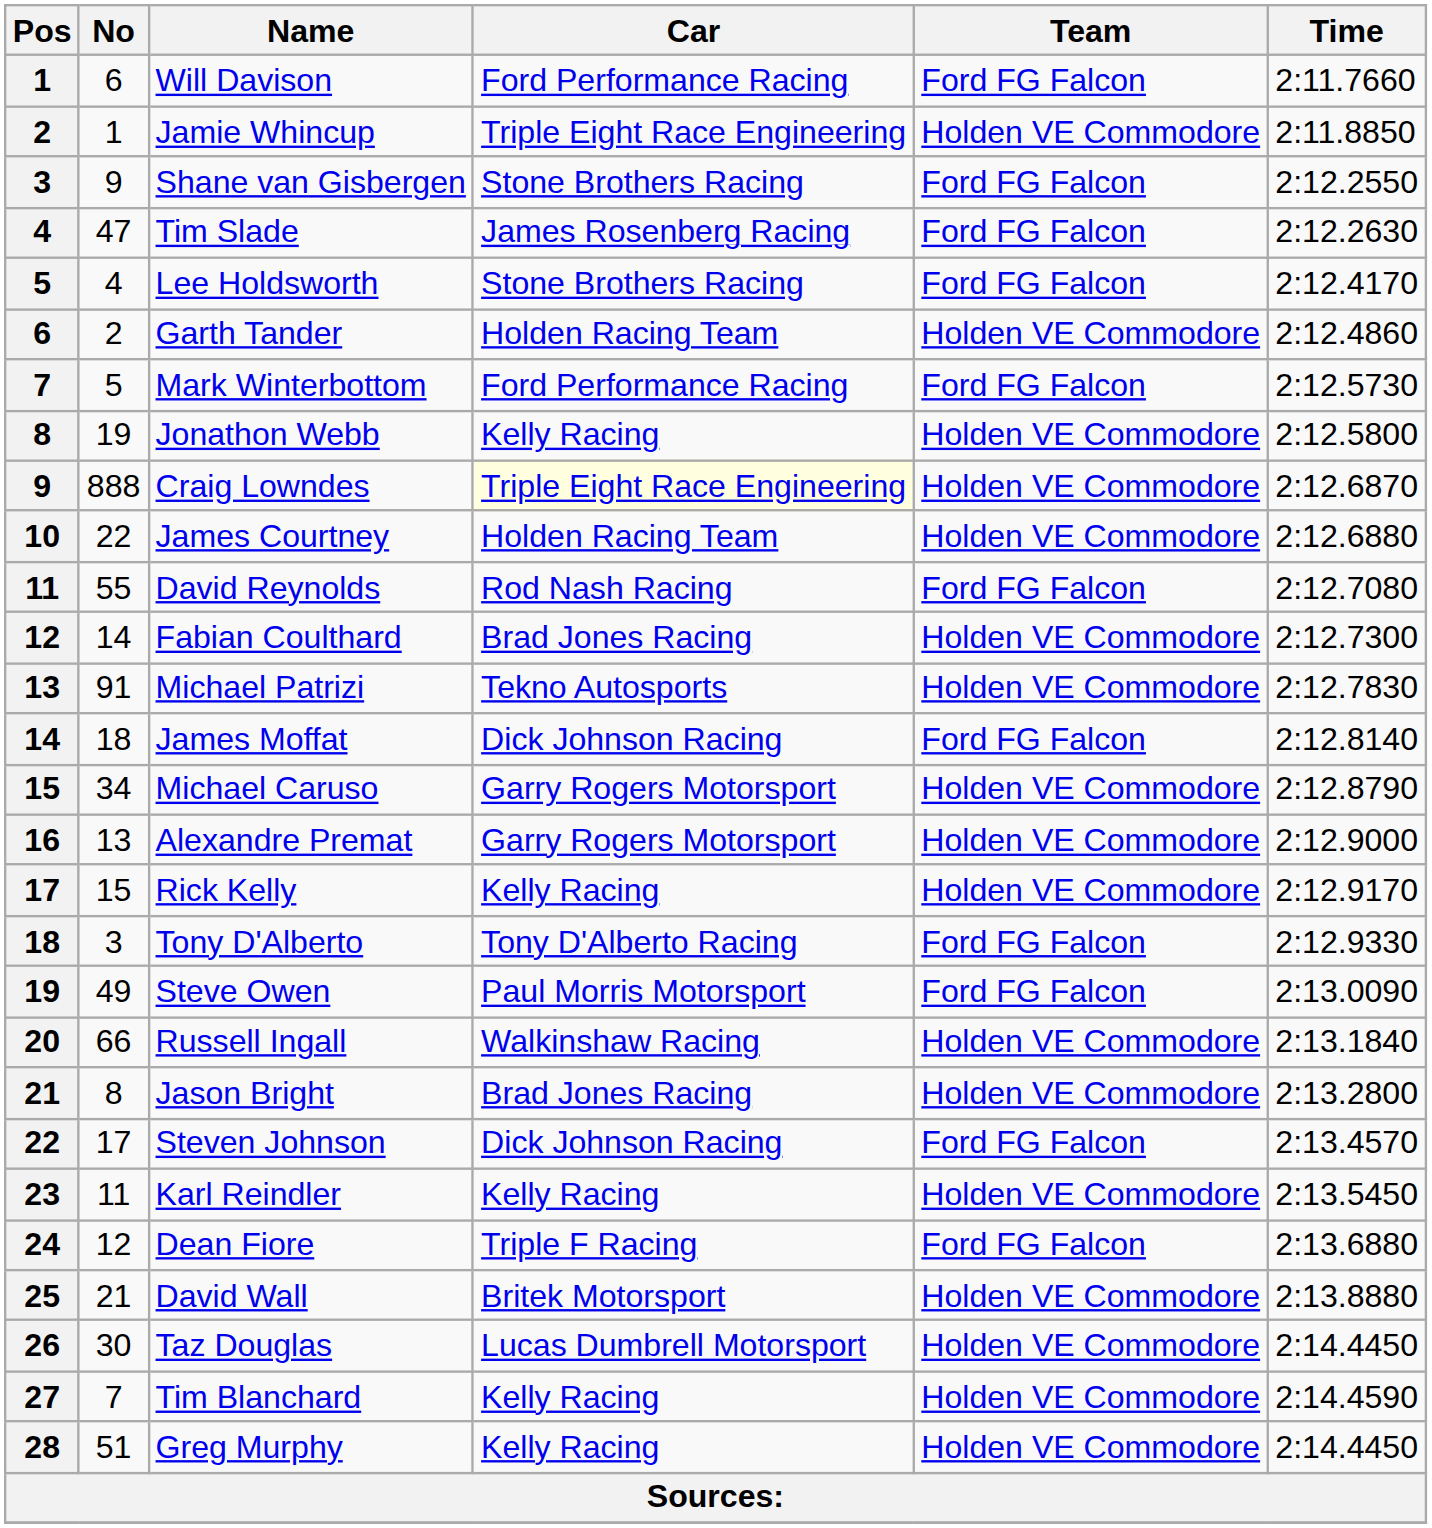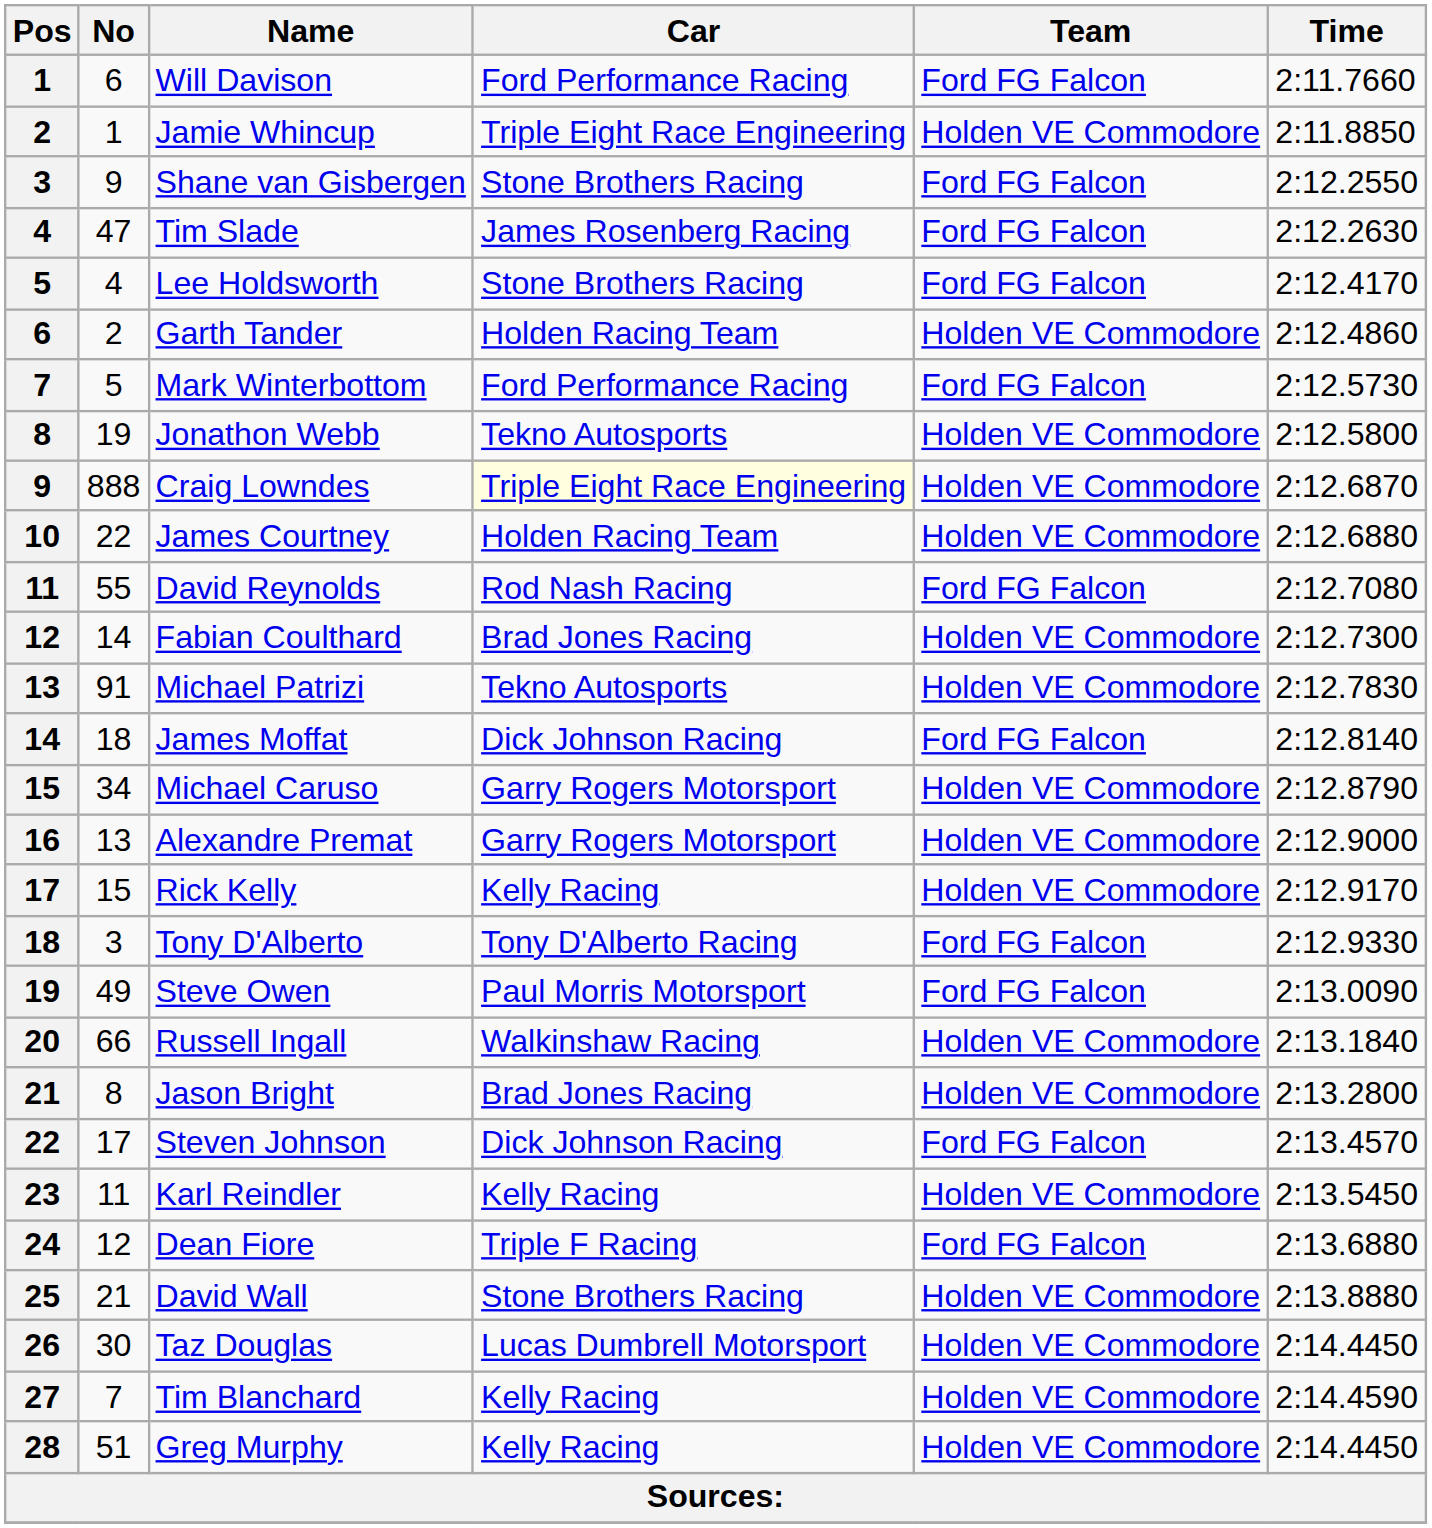(570, 435) Kelly Racing -> (604, 435) Tekno Autosports
(603, 1295) Britek Motorsport -> (642, 1295) Stone Brothers Racing
